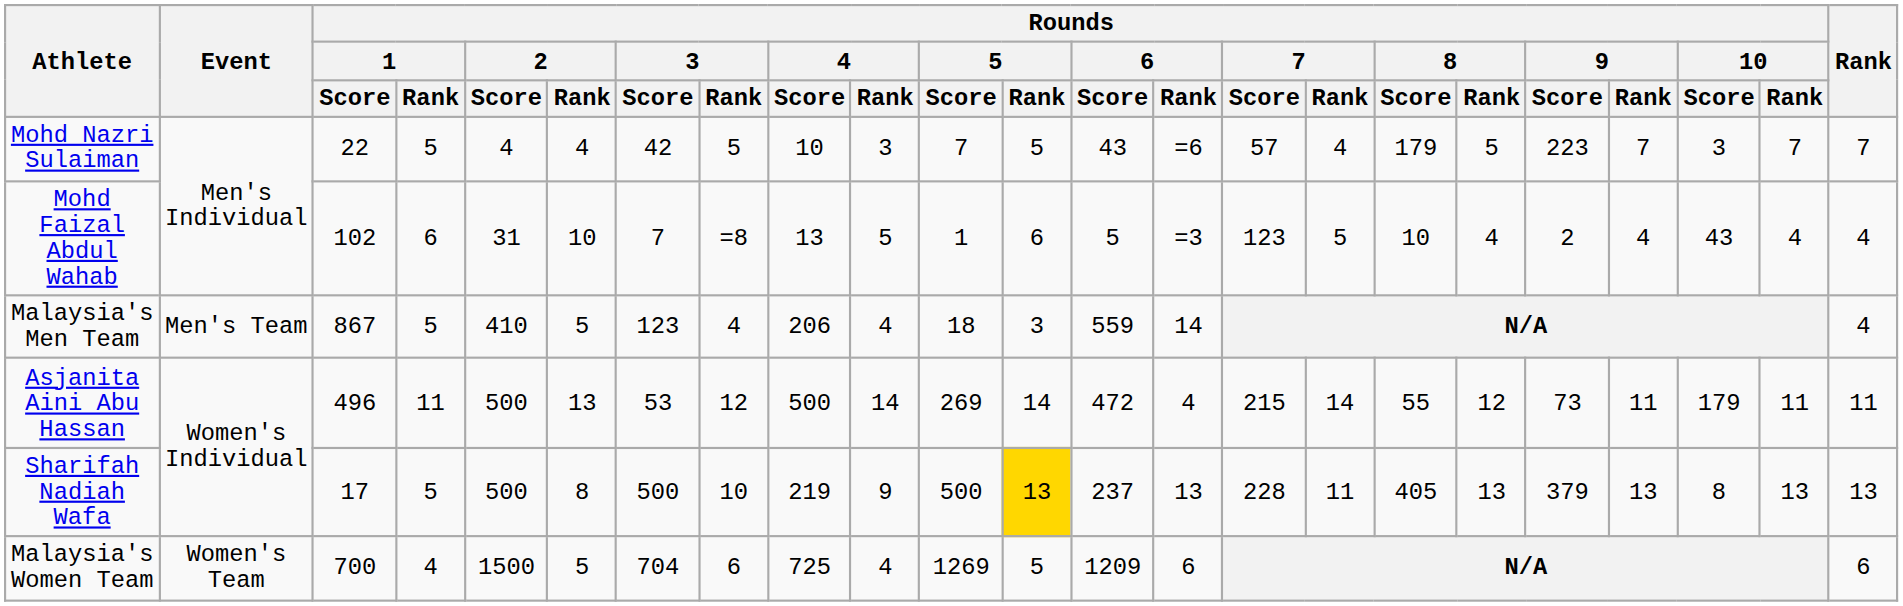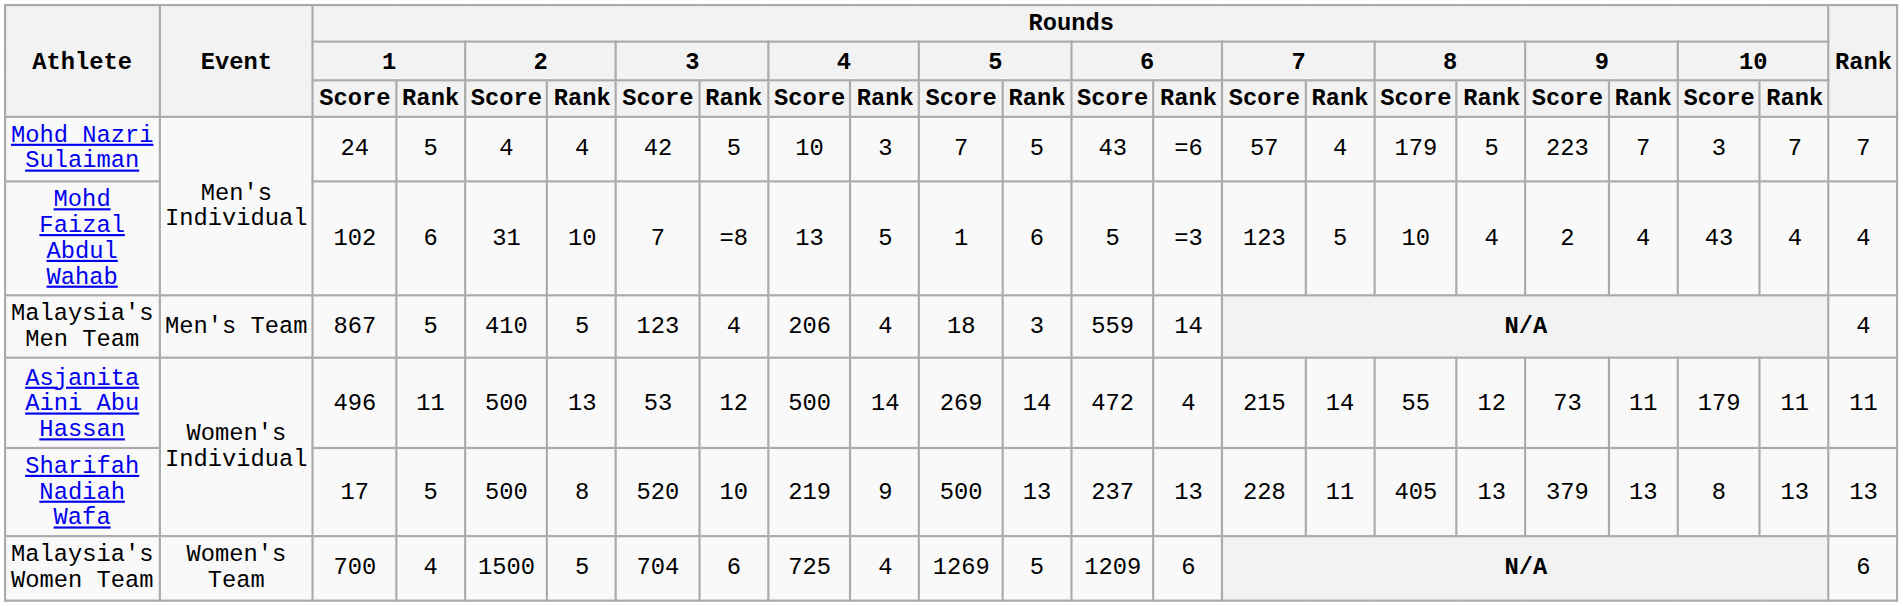(355, 149) 22 -> (355, 149) 24
(658, 492) 500 -> (658, 492) 520
(1037, 492) gold background -> (1037, 492) no background
